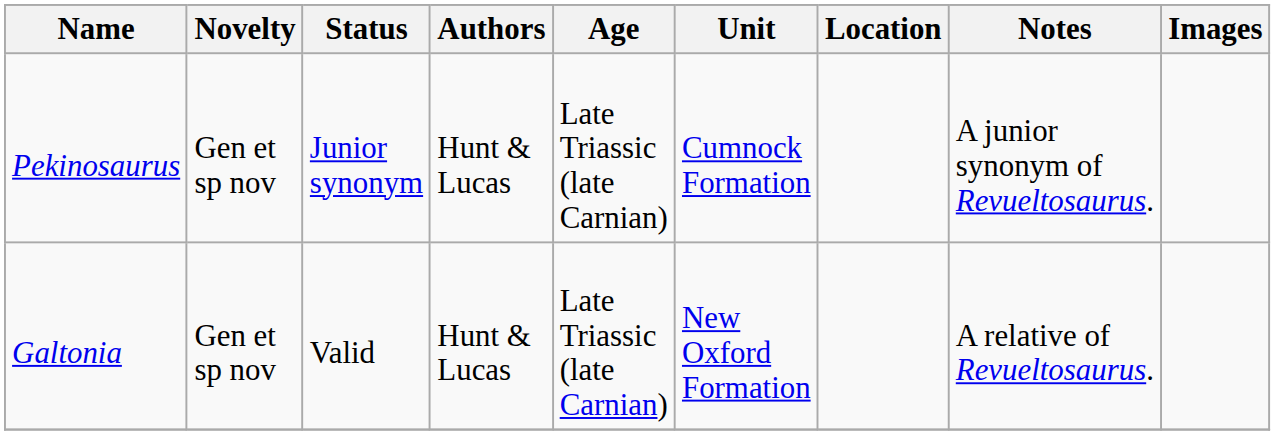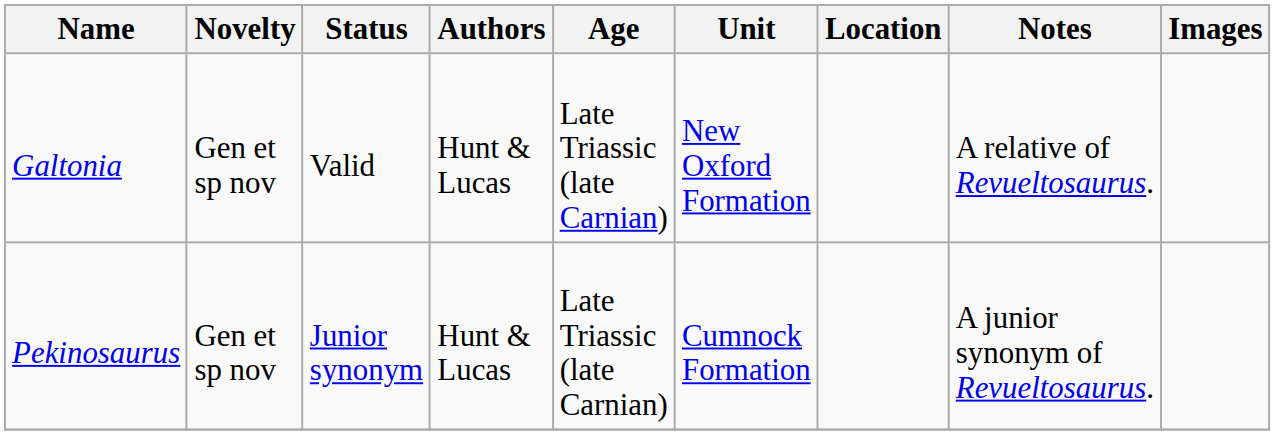rows swapped: (67, 352) <-> (96, 164)
